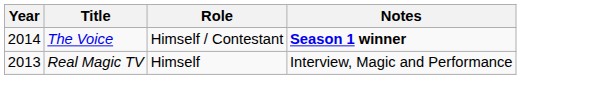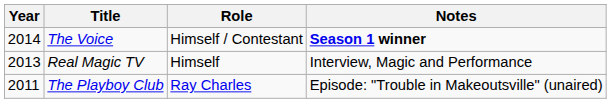+ row: (105, 86)
